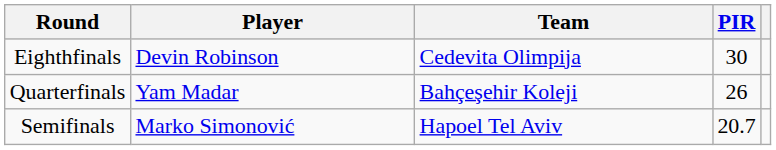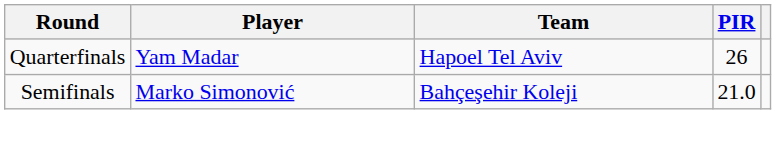- row: (68, 56)
(498, 91) Bahçeşehir Koleji -> (491, 56) Hapoel Tel Aviv
(491, 126) Hapoel Tel Aviv -> (498, 91) Bahçeşehir Koleji
(737, 126) 20.7 -> (737, 91) 21.0
